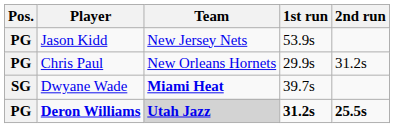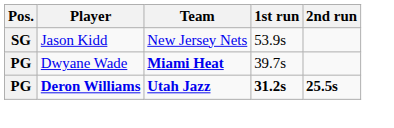(21, 39) PG -> (21, 39) SG
- row: (72, 63)
(21, 87) SG -> (21, 63) PG
(179, 110) lightgrey background -> (179, 87) no background
